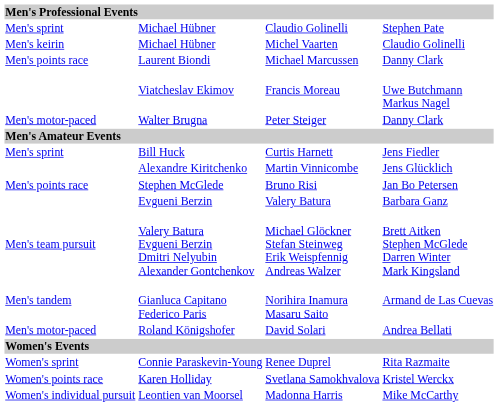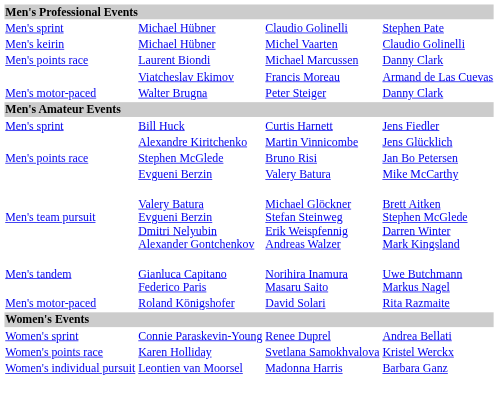(422, 97) Uwe Butchmann Markus Nagel -> (438, 77) Armand de Las Cuevas
(415, 201) Barbara Ganz -> (420, 174) Mike McCarthy
(438, 300) Armand de Las Cuevas -> (422, 280) Uwe Butchmann Markus Nagel
(417, 330) Andrea Bellati -> (416, 303) Rita Razmaite
(416, 362) Rita Razmaite -> (417, 336) Andrea Bellati
(420, 395) Mike McCarthy -> (415, 368) Barbara Ganz
